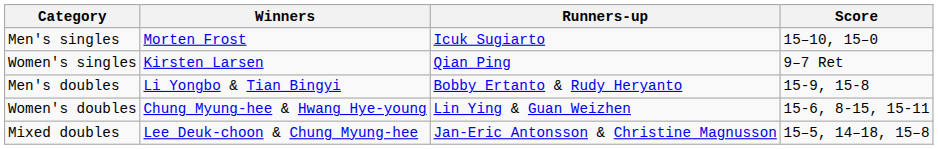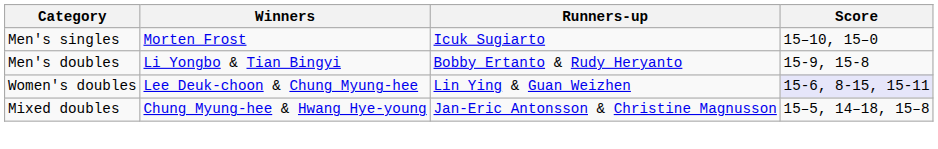- row: (72, 63)
(285, 109) Chung Myung-hee & Hwang Hye-young -> (281, 86) Lee Deuk-choon & Chung Myung-hee
(857, 109) no background -> (857, 86) lavender background
(281, 133) Lee Deuk-choon & Chung Myung-hee -> (285, 109) Chung Myung-hee & Hwang Hye-young
